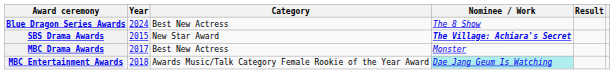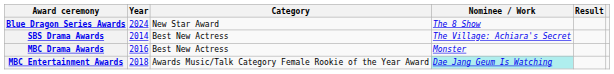(190, 24) Best New Actress -> (186, 24) New Star Award
(139, 37) 2015 -> (139, 37) 2014
(186, 37) New Star Award -> (190, 37) Best New Actress
(502, 37) bold -> (502, 37) normal
(139, 50) 2017 -> (139, 50) 2016
